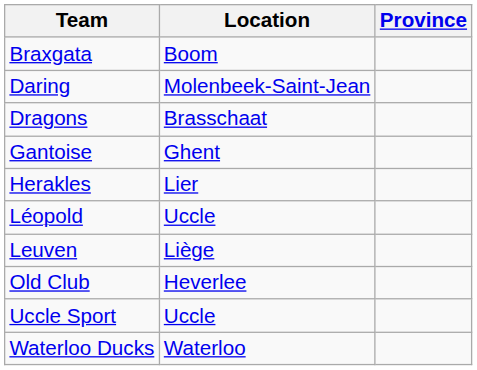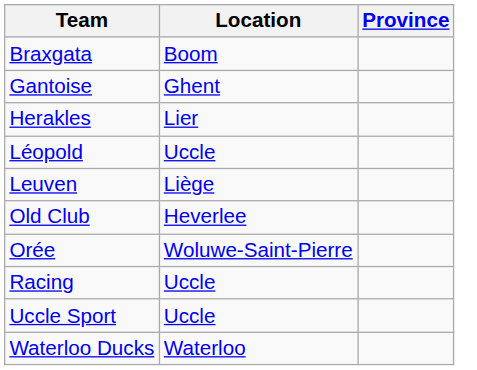- row: (40, 86)
- row: (48, 119)
+ row: (32, 250)
+ row: (42, 282)
